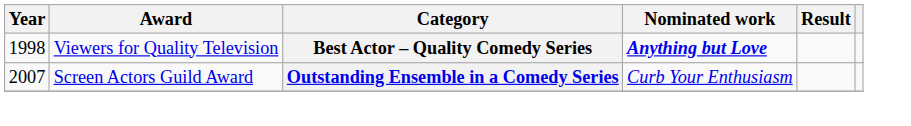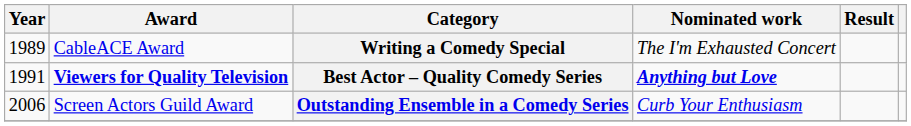+ row: (463, 47)
(27, 47) 1998 -> (27, 76) 1991
(166, 47) normal -> (171, 76) bold
(27, 76) 2007 -> (27, 105) 2006
